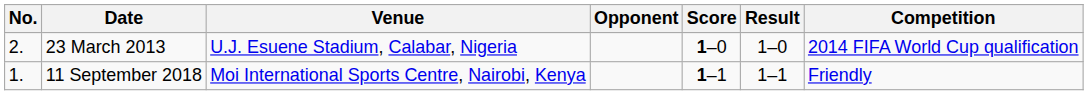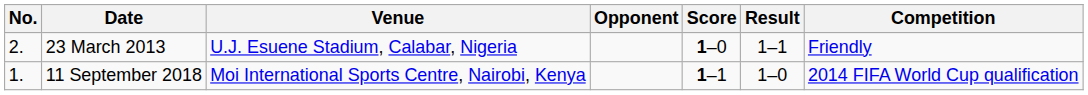(772, 47) 1–0 -> (772, 47) 1–1
(943, 47) 2014 FIFA World Cup qualification -> (840, 47) Friendly
(772, 75) 1–1 -> (772, 75) 1–0
(840, 75) Friendly -> (943, 75) 2014 FIFA World Cup qualification
